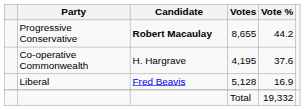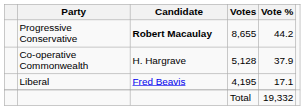(244, 60) 4,195 -> (244, 60) 5,128
(284, 60) 37.6 -> (284, 60) 37.9
(244, 81) 5,128 -> (244, 81) 4,195
(284, 81) 16.9 -> (284, 81) 17.1
